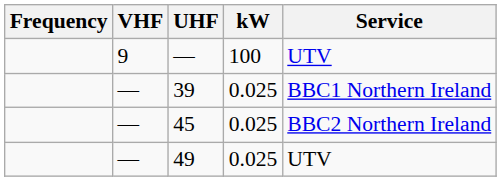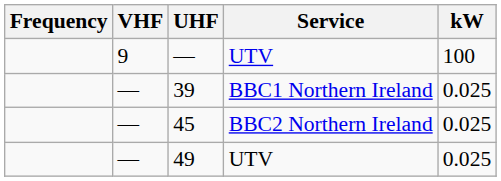columns swapped: (253, 21) <-> (389, 21)
